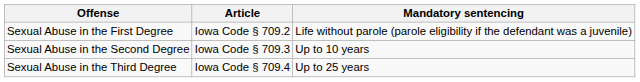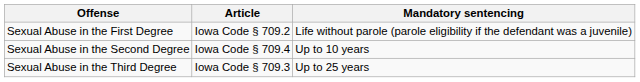(242, 49) Iowa Code § 709.3 -> (242, 49) Iowa Code § 709.4
(242, 67) Iowa Code § 709.4 -> (242, 67) Iowa Code § 709.3
